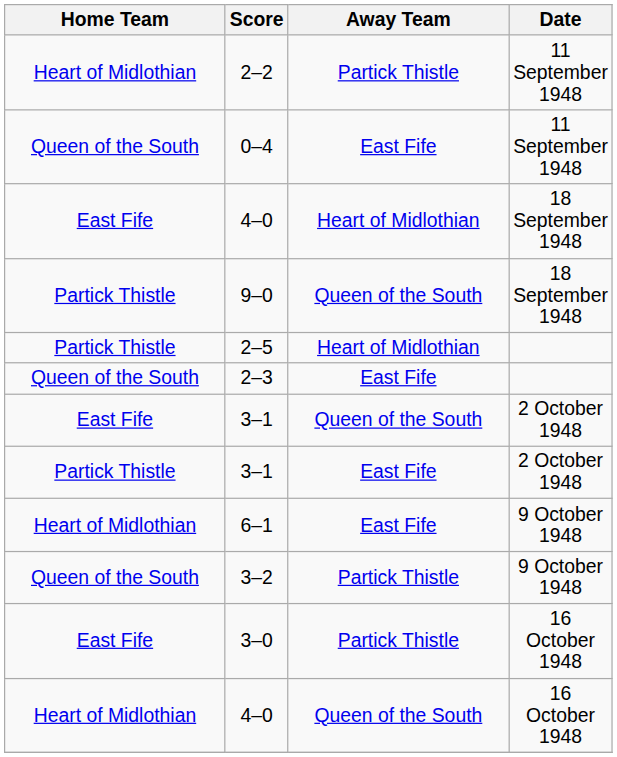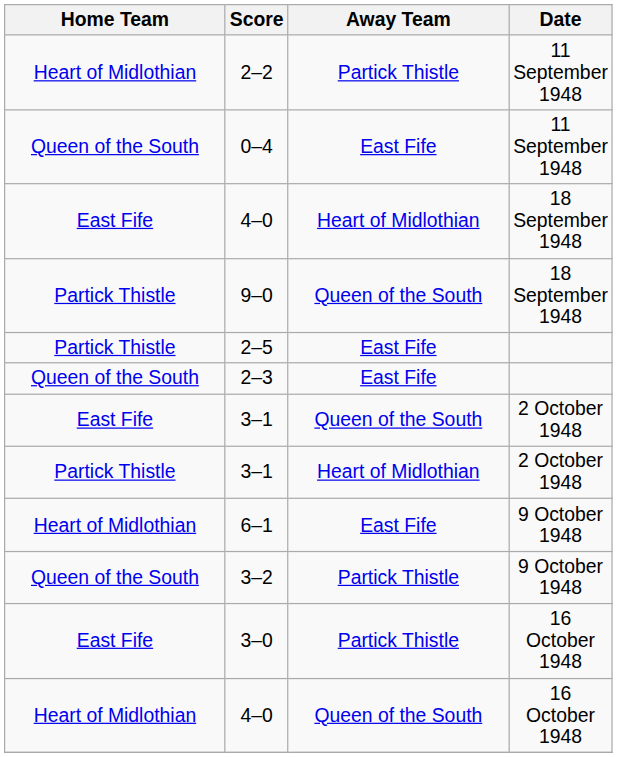(398, 347) Heart of Midlothian -> (398, 347) East Fife
(398, 472) East Fife -> (398, 472) Heart of Midlothian
